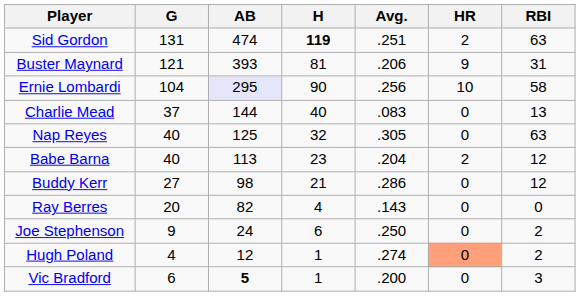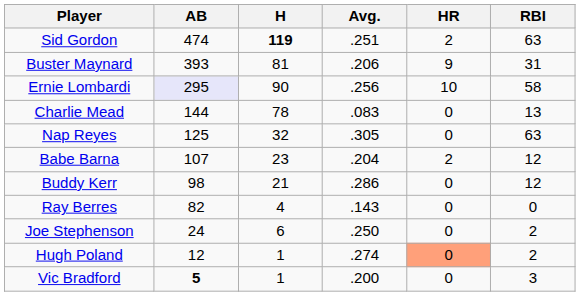- column: (172, 16)
(318, 111) 40 -> (280, 111) 78
(245, 159) 113 -> (196, 159) 107
